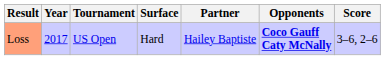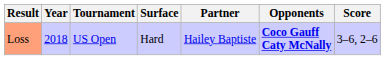(56, 38) 2017 -> (56, 38) 2018
